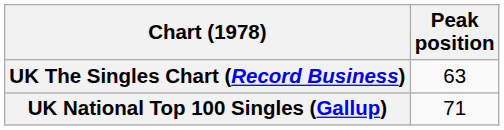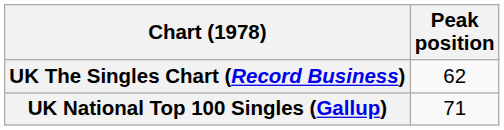(455, 76) 63 -> (455, 76) 62
